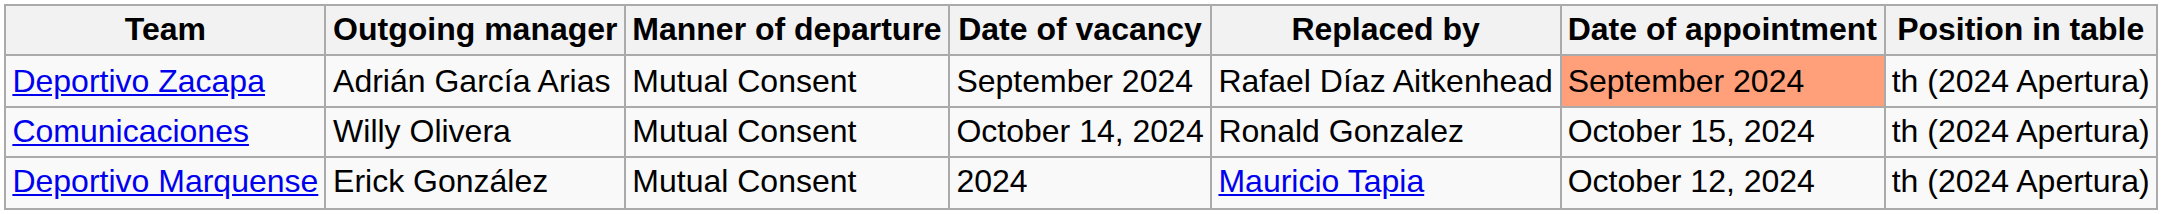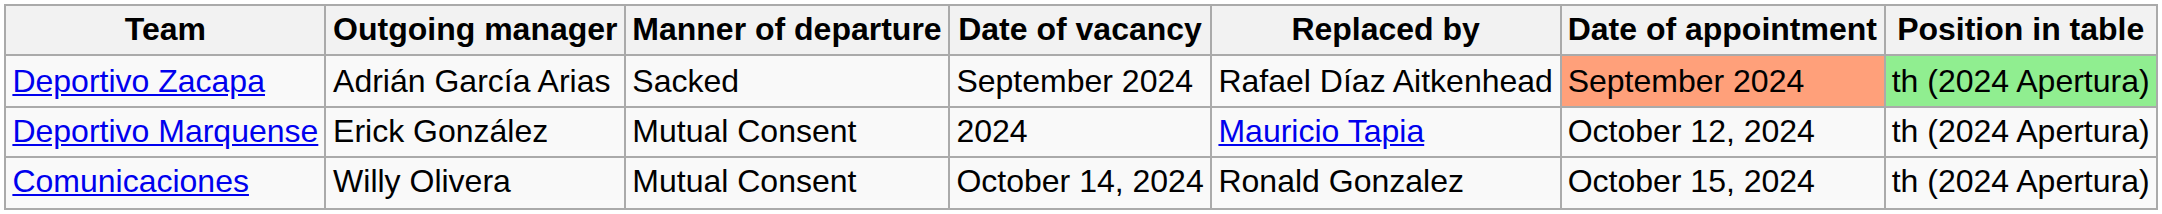(744, 80) Mutual Consent -> (686, 80) Sacked
(2021, 80) no background -> (2021, 80) lightgreen background
rows swapped: (165, 182) <-> (131, 131)
